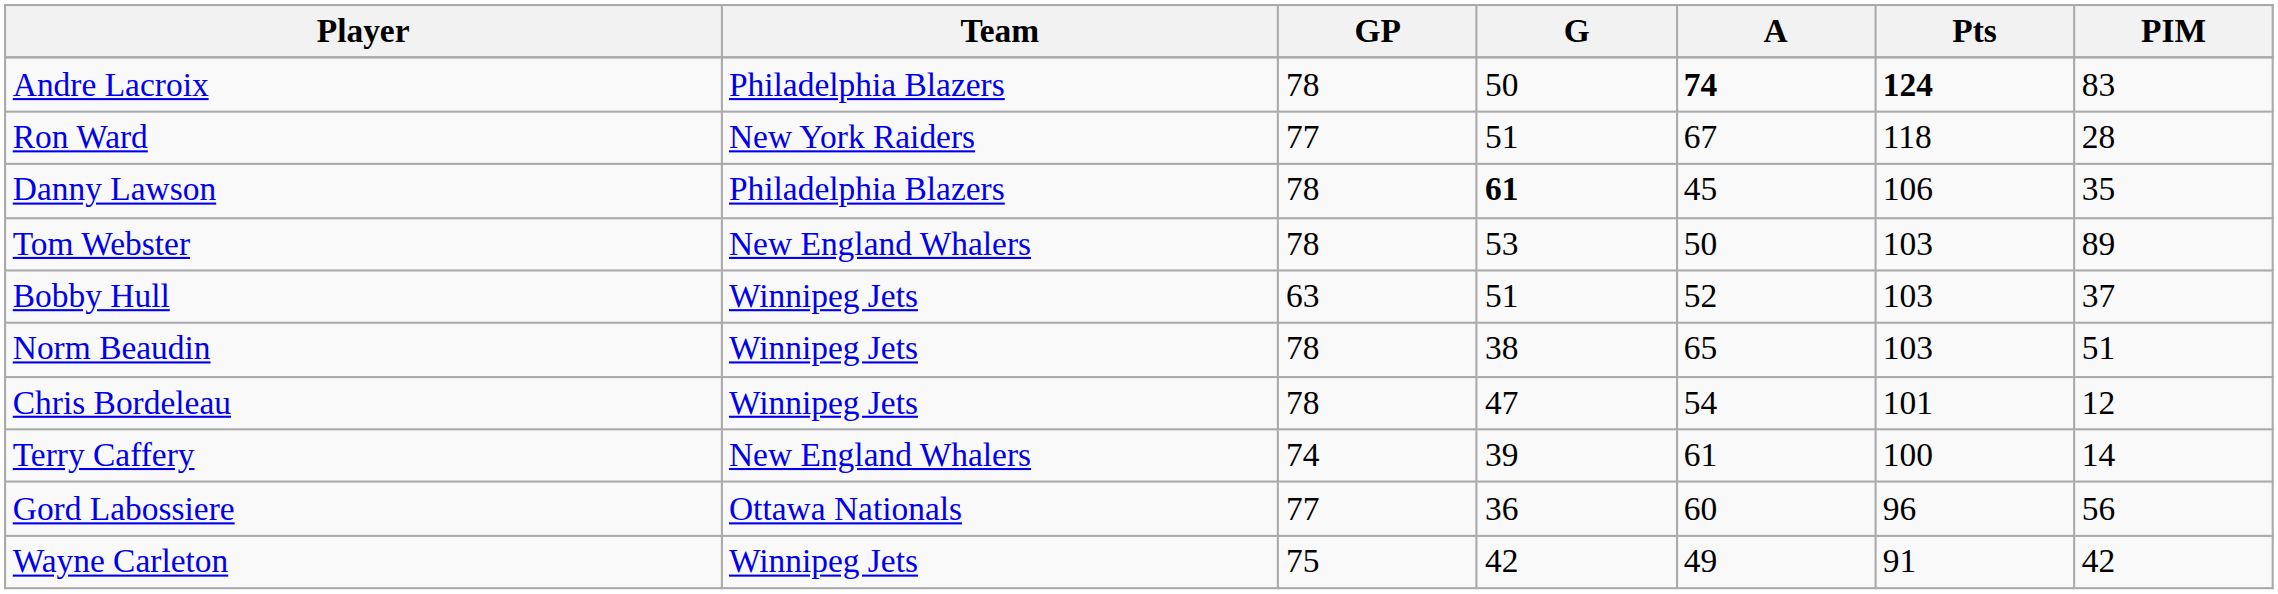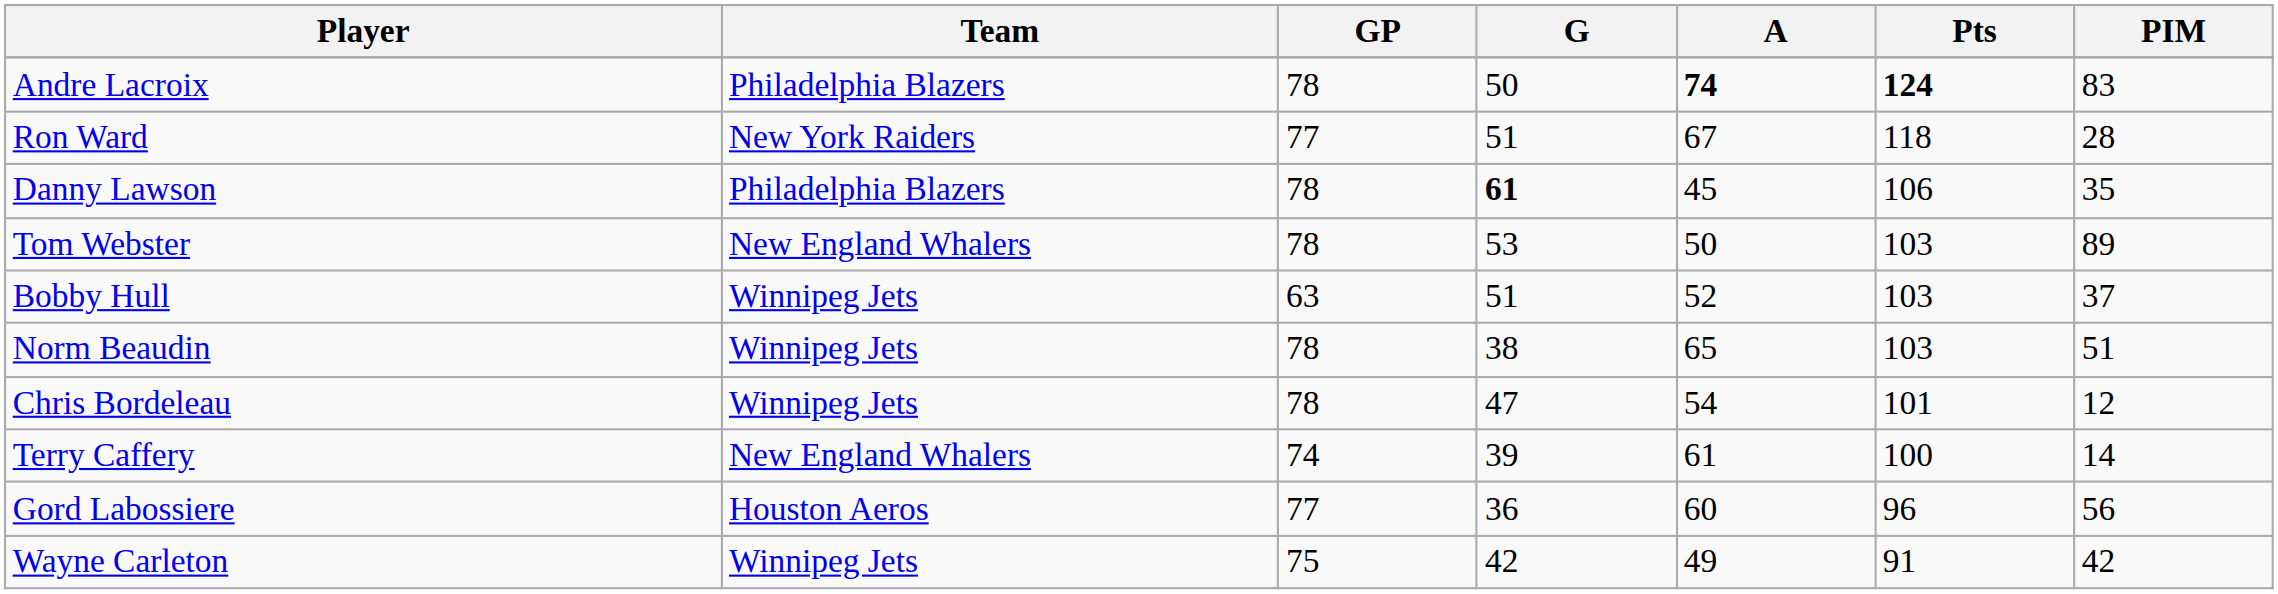(846, 508) Ottawa Nationals -> (829, 508) Houston Aeros
